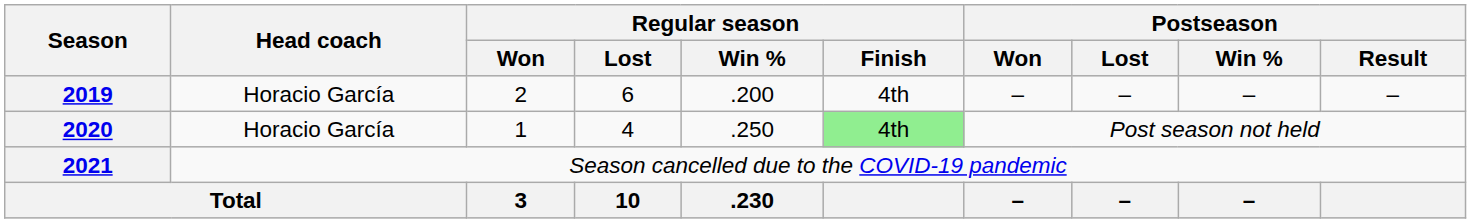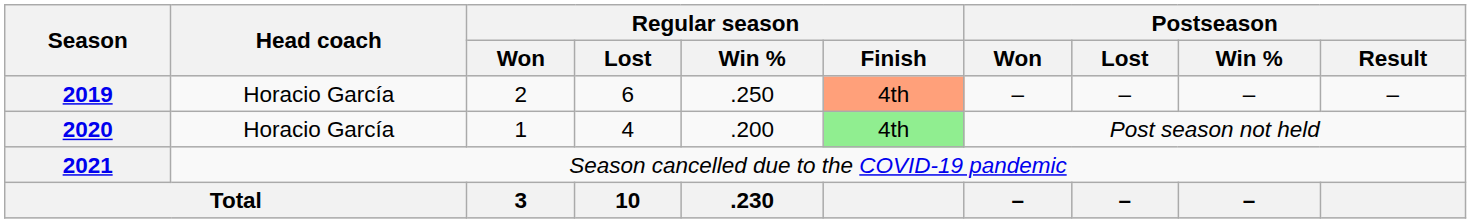(752, 94) .200 -> (752, 94) .250
(894, 94) no background -> (894, 94) lightsalmon background
(752, 130) .250 -> (752, 130) .200
